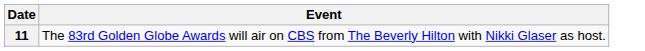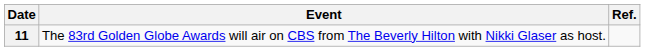+ column: (624, 14)
